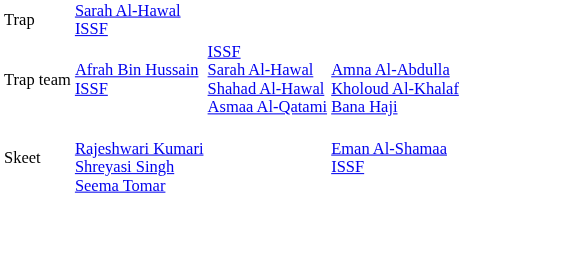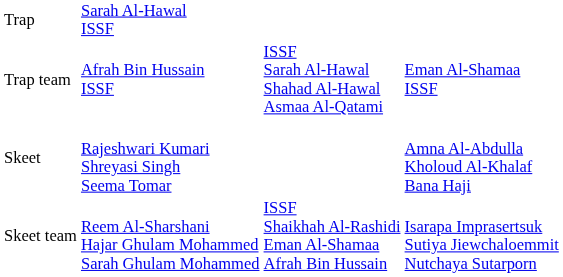(395, 88) Amna Al-Abdulla Kholoud Al-Khalaf Bana Haji -> (462, 79) Eman Al-Shamaa ISSF
(389, 157) Eman Al-Shamaa ISSF -> (468, 166) Amna Al-Abdulla Kholoud Al-Khalaf Bana Haji
+ row: (40, 235)
